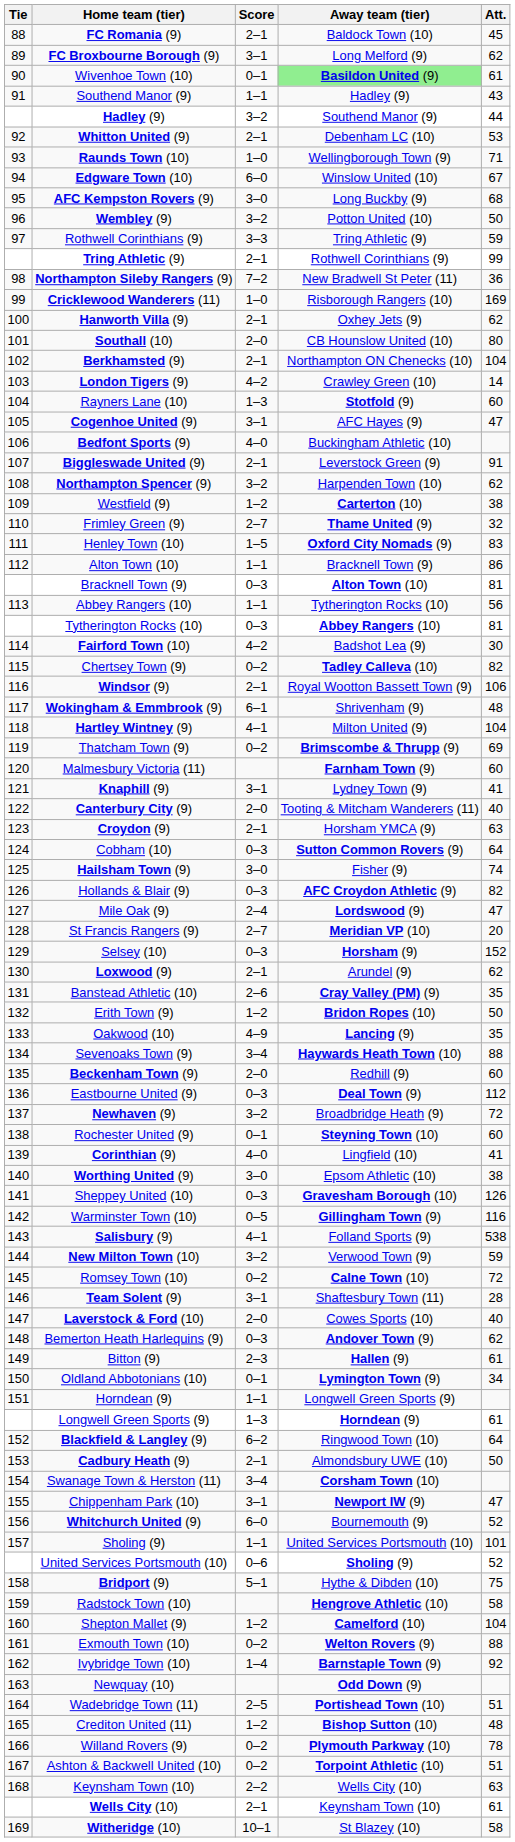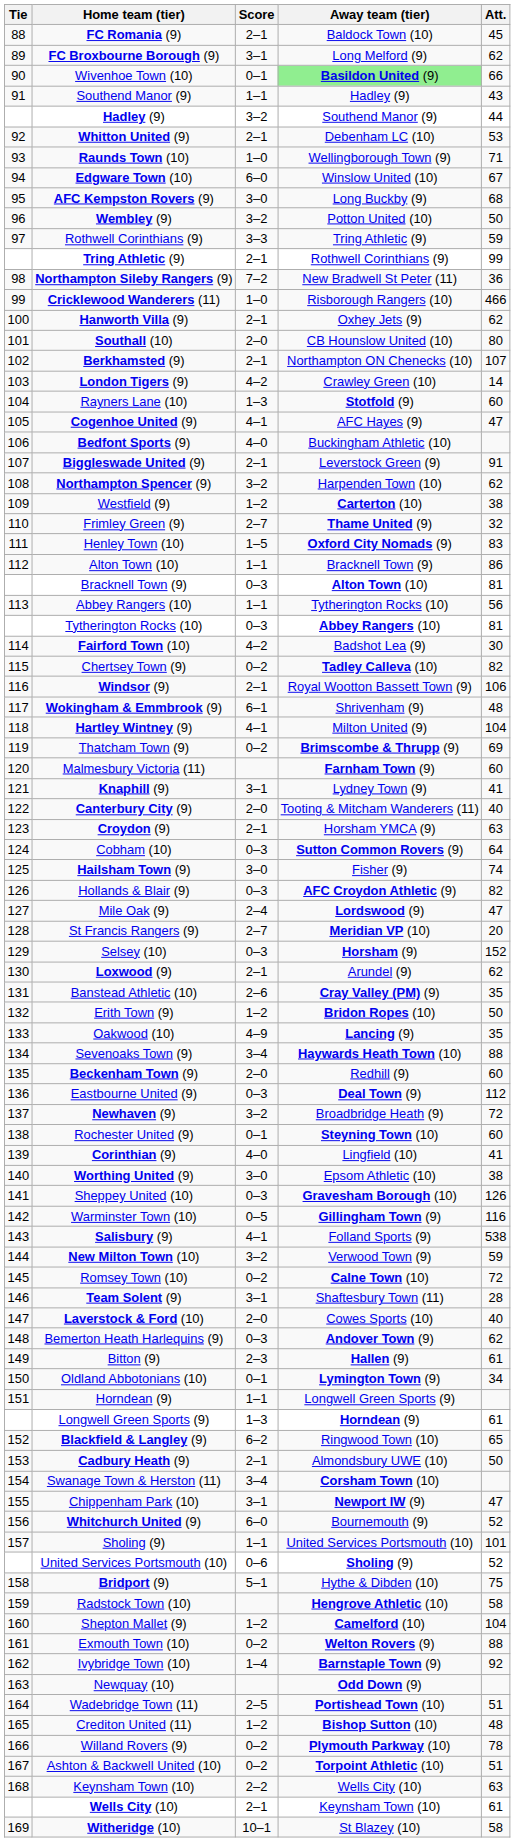(496, 75) 61 -> (496, 75) 66
(496, 299) 169 -> (496, 299) 466
(496, 360) 104 -> (496, 360) 107
(257, 422) 3–1 -> (257, 422) 4–1
(496, 1440) 64 -> (496, 1440) 65
